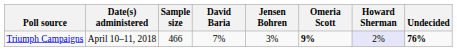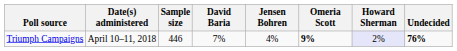(175, 39) 466 -> (175, 39) 446
(272, 39) 3% -> (272, 39) 4%
